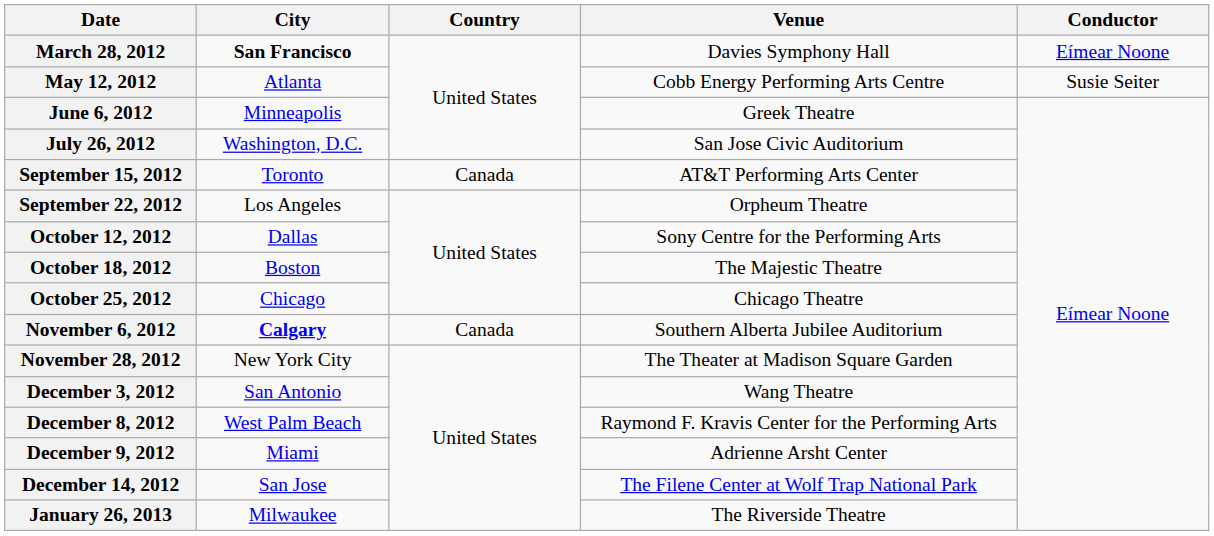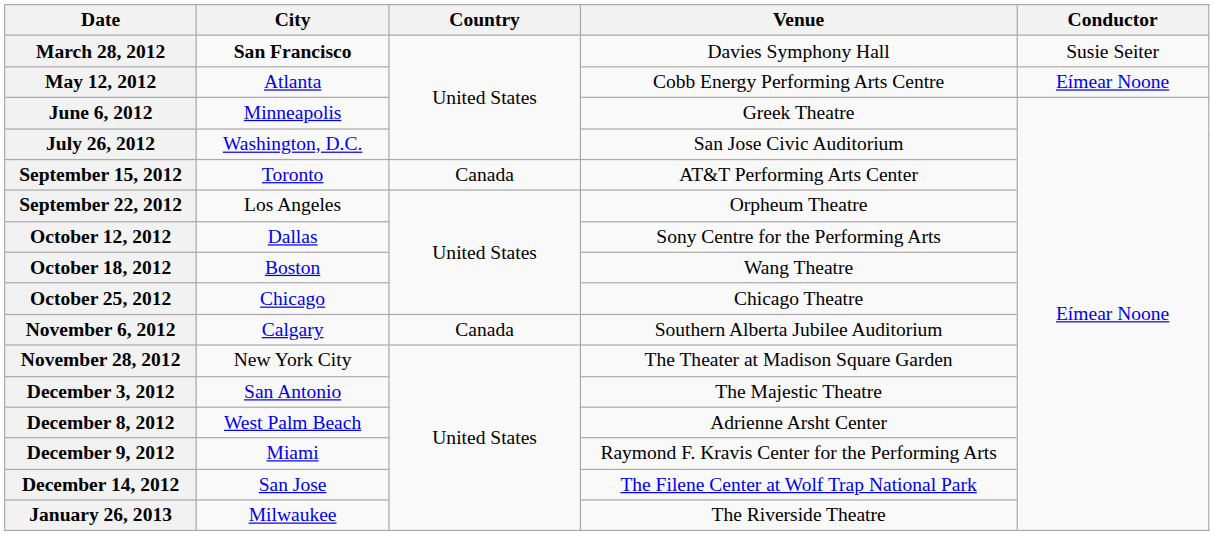(1113, 50) Eímear Noone -> (1113, 50) Susie Seiter
(1113, 81) Susie Seiter -> (1113, 81) Eímear Noone
(799, 267) The Majestic Theatre -> (799, 267) Wang Theatre
(293, 329) bold -> (293, 329) normal
(799, 391) Wang Theatre -> (799, 391) The Majestic Theatre
(799, 422) Raymond F. Kravis Center for the Performing Arts -> (799, 422) Adrienne Arsht Center
(799, 453) Adrienne Arsht Center -> (799, 453) Raymond F. Kravis Center for the Performing Arts
